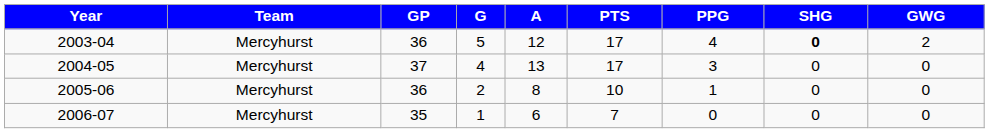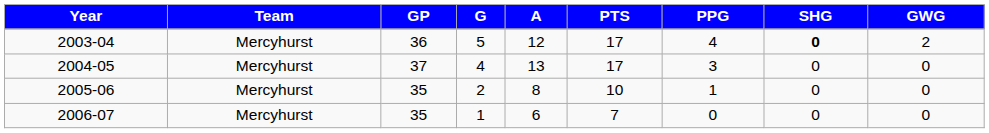(419, 90) 36 -> (419, 90) 35
